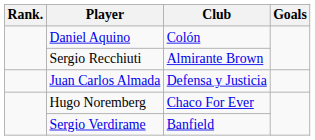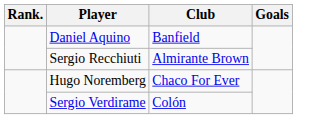(184, 37) Colón -> (176, 37) Banfield
- row: (105, 80)
(190, 124) Banfield -> (169, 102) Colón
